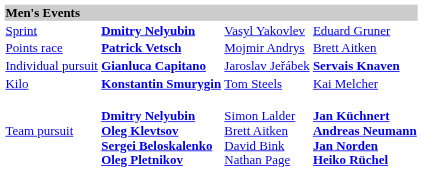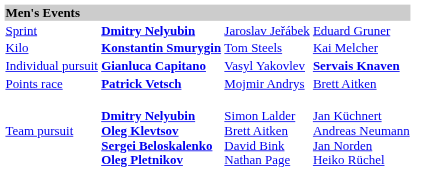(265, 30) Vasyl Yakovlev -> (267, 30) Jaroslav Jeřábek
rows swapped: (34, 48) <-> (17, 84)
(267, 66) Jaroslav Jeřábek -> (265, 66) Vasyl Yakovlev
(365, 138) bold -> (361, 138) normal
